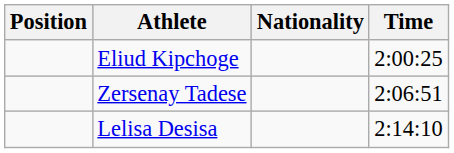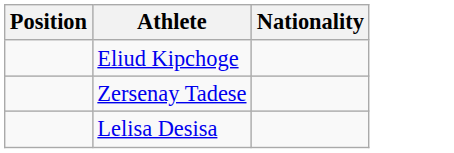- column: (408, 22)
